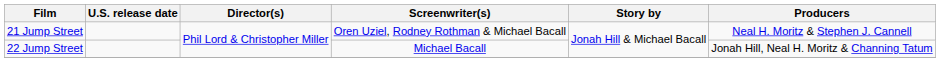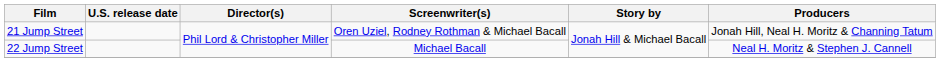(822, 31) Neal H. Moritz & Stephen J. Cannell -> (822, 31) Jonah Hill, Neal H. Moritz & Channing Tatum
(822, 48) Jonah Hill, Neal H. Moritz & Channing Tatum -> (822, 48) Neal H. Moritz & Stephen J. Cannell
